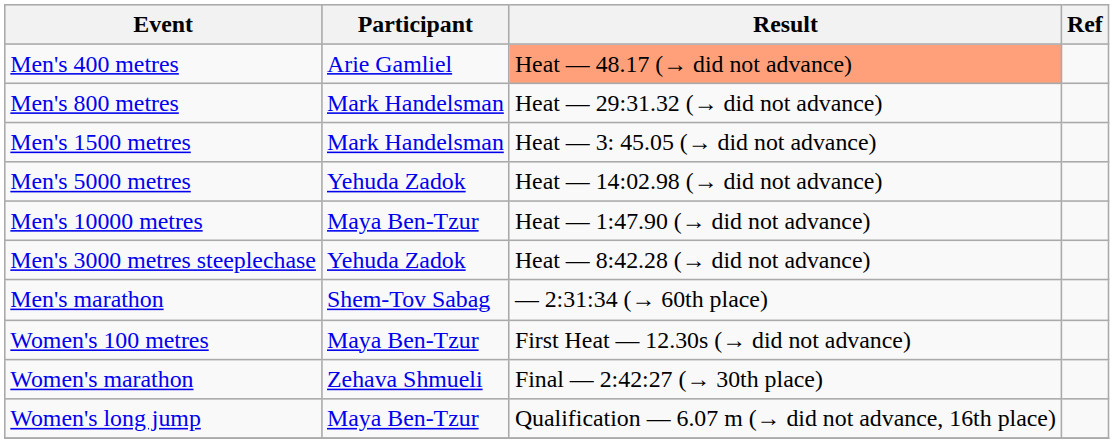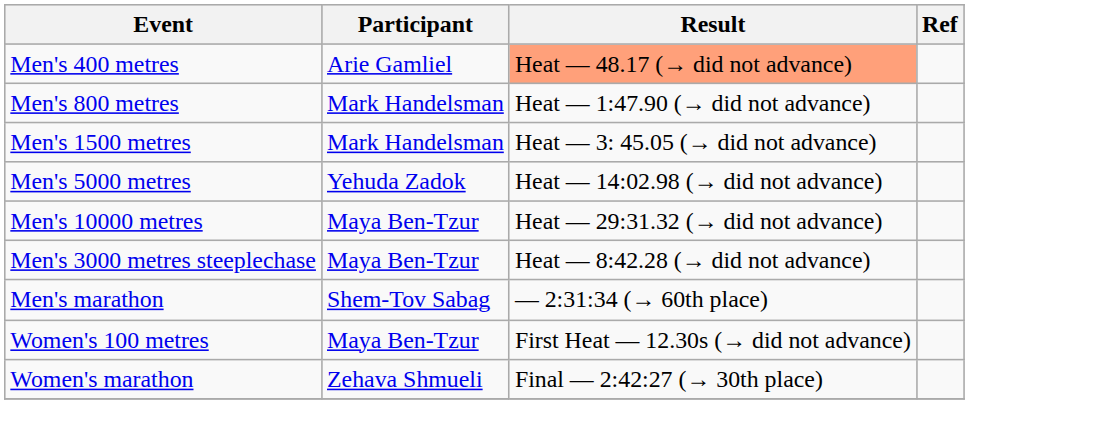(699, 103) Heat — 29:31.32 (→ did not advance) -> (693, 103) Heat — 1:47.90 (→ did not advance)
(693, 221) Heat — 1:47.90 (→ did not advance) -> (699, 221) Heat — 29:31.32 (→ did not advance)
(396, 260) Yehuda Zadok -> (403, 260) Maya Ben-Tzur
- row: (106, 417)
